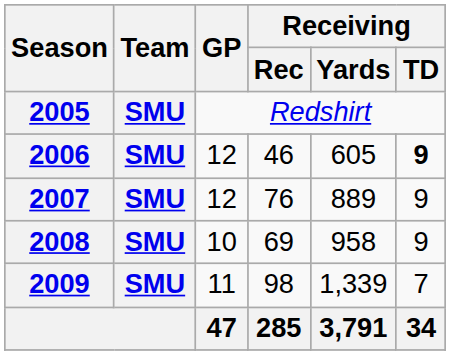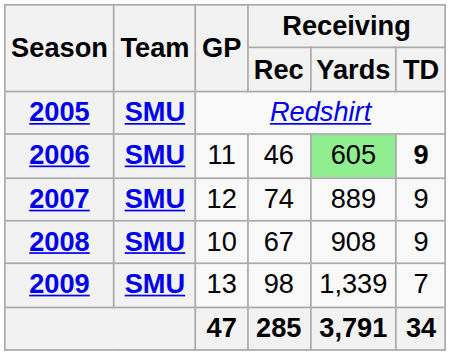(222, 155) 12 -> (222, 155) 11
(353, 155) no background -> (353, 155) lightgreen background
(279, 198) 76 -> (279, 198) 74
(279, 241) 69 -> (279, 241) 67
(353, 241) 958 -> (353, 241) 908
(222, 284) 11 -> (222, 284) 13
